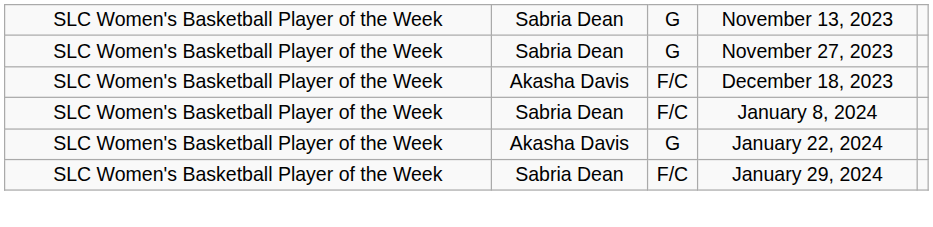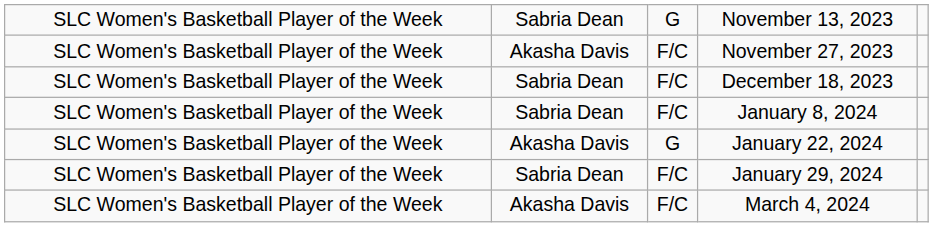(569, 50) Sabria Dean -> (569, 50) Akasha Davis
(672, 50) G -> (672, 50) F/C
(569, 81) Akasha Davis -> (569, 81) Sabria Dean
+ row: (807, 205)
